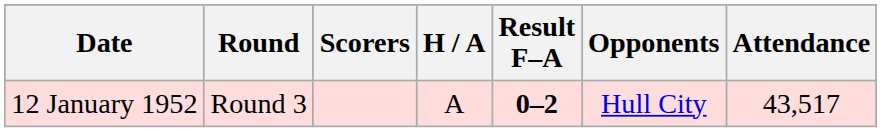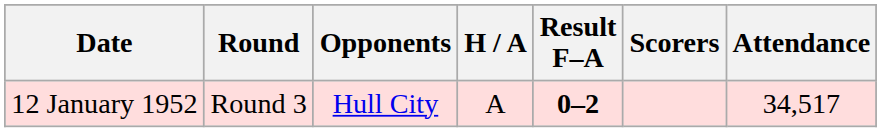columns swapped: (654, 42) <-> (365, 42)
(801, 103) 43,517 -> (801, 103) 34,517
